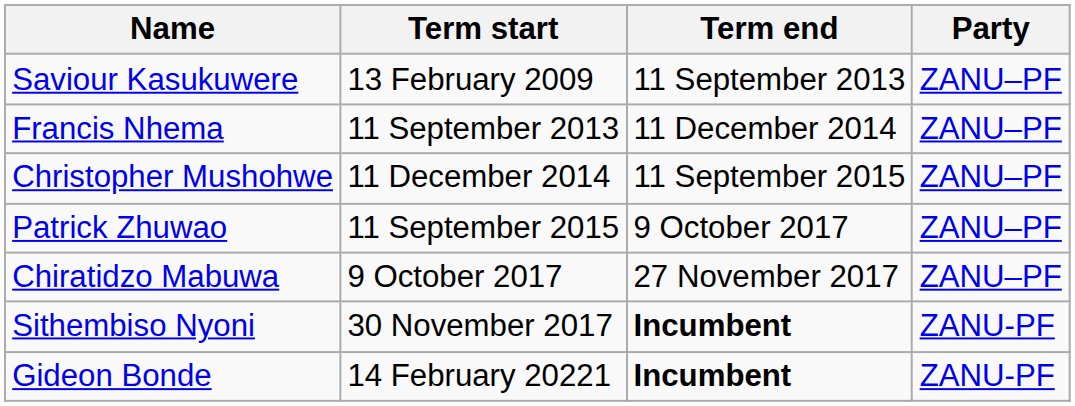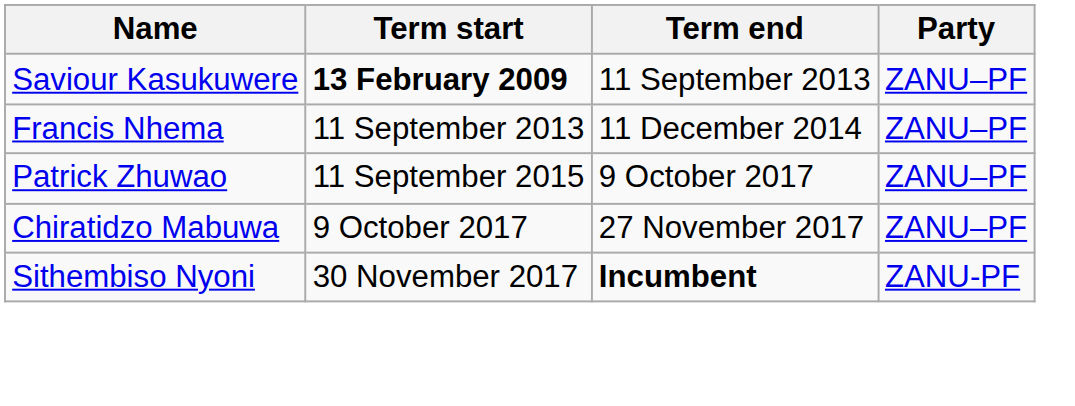(471, 78) normal -> (440, 78) bold
- row: (173, 177)
- row: (112, 375)
